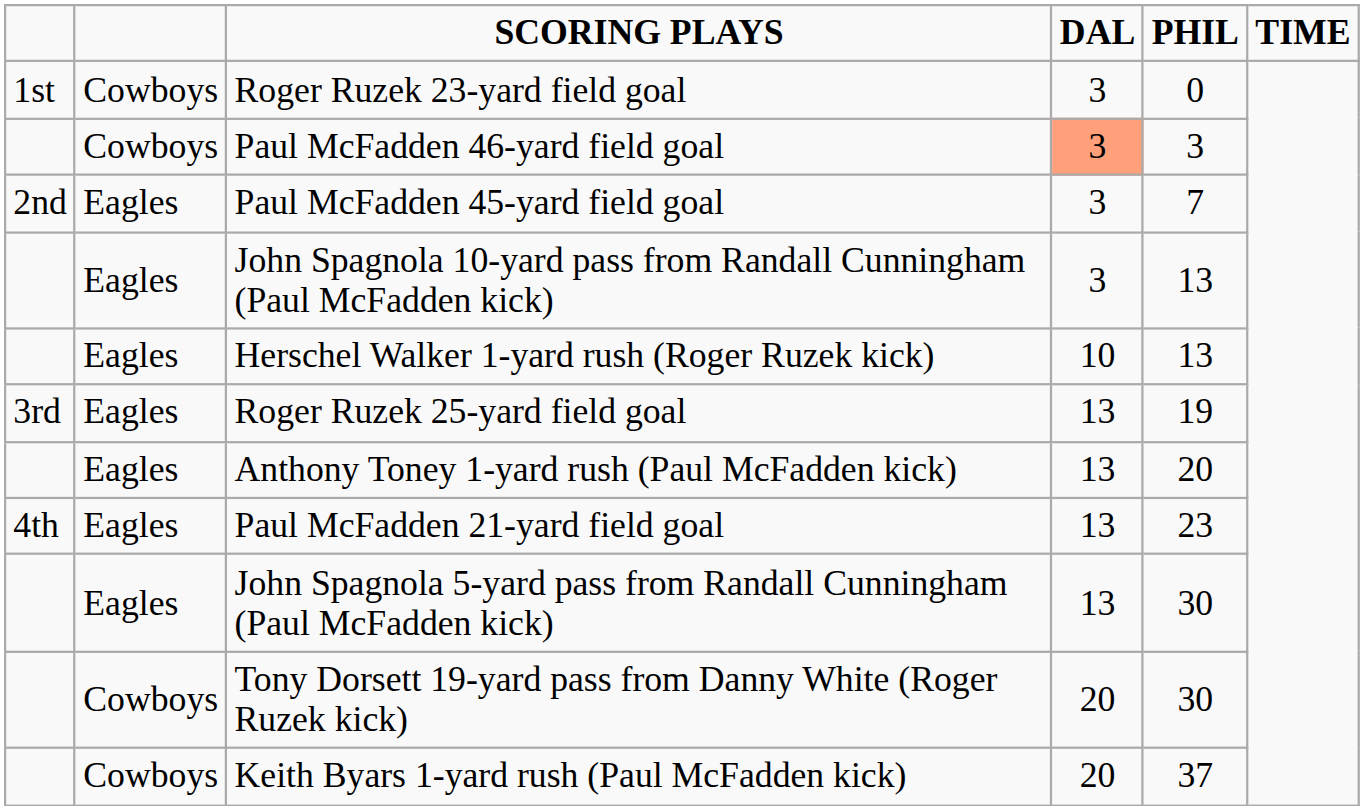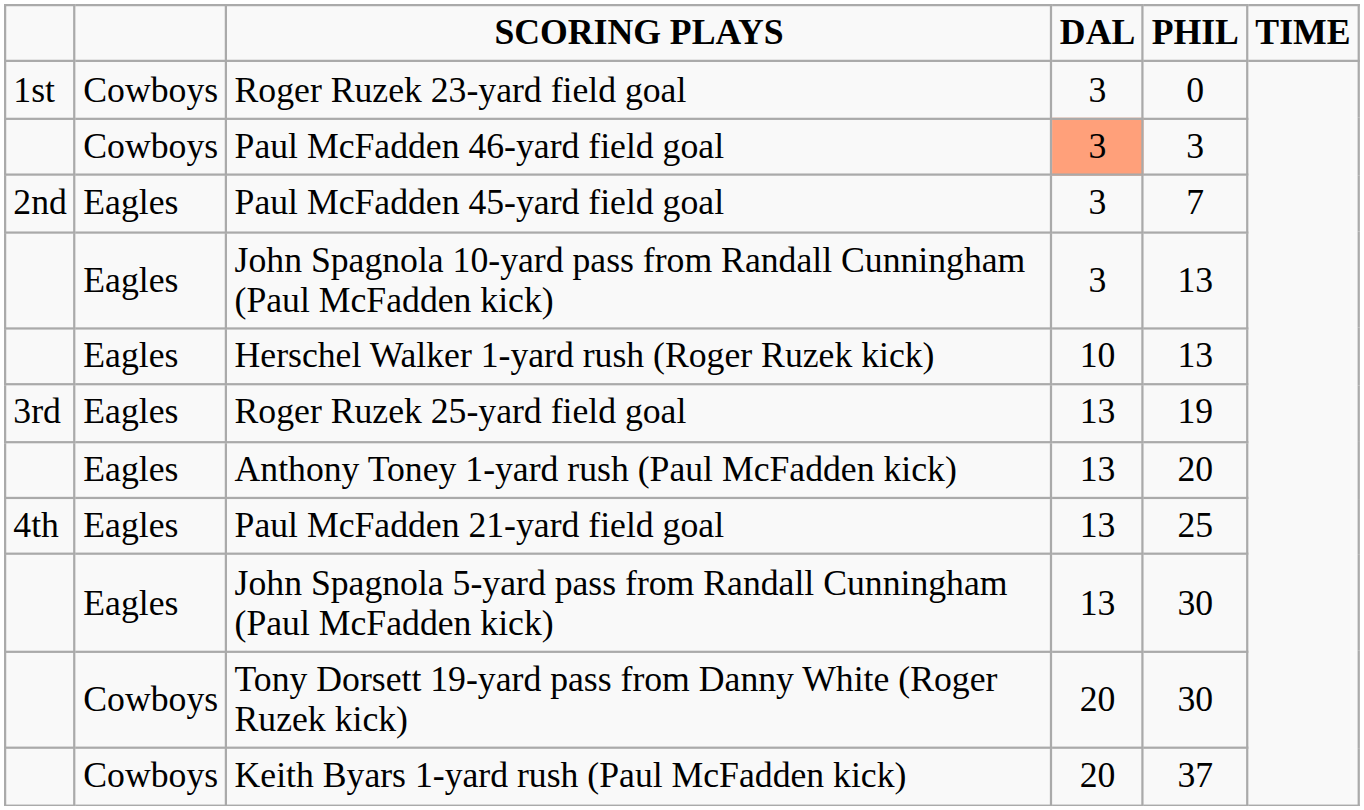(1195, 525) 23 -> (1195, 525) 25
